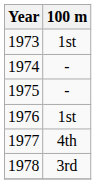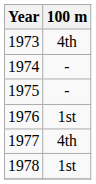(67, 41) 1st -> (67, 41) 4th
(67, 166) 3rd -> (67, 166) 1st
